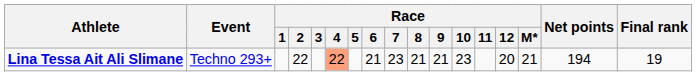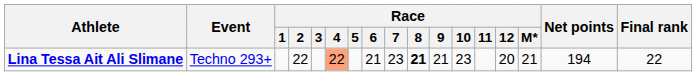(418, 60) normal -> (418, 60) bold
(654, 60) 19 -> (654, 60) 22
